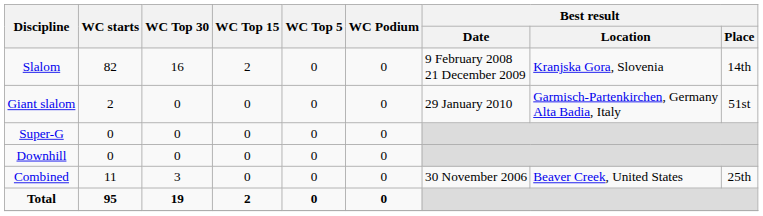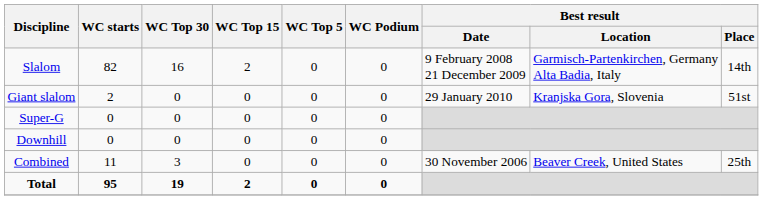(598, 67) Kranjska Gora, Slovenia -> (626, 67) Garmisch-Partenkirchen, Germany Alta Badia, Italy
(626, 104) Garmisch-Partenkirchen, Germany Alta Badia, Italy -> (598, 96) Kranjska Gora, Slovenia
